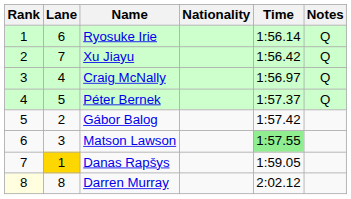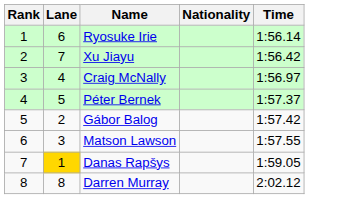- column: (325, 15)
(278, 141) lightgreen background -> (278, 141) no background
(24, 183) lightyellow background -> (24, 183) no background
